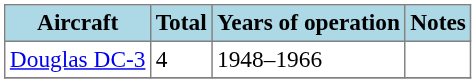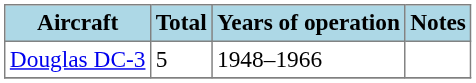(162, 59) 4 -> (162, 59) 5
